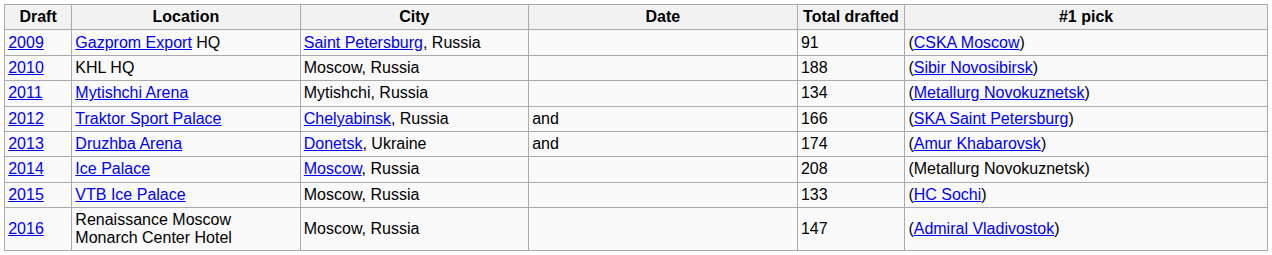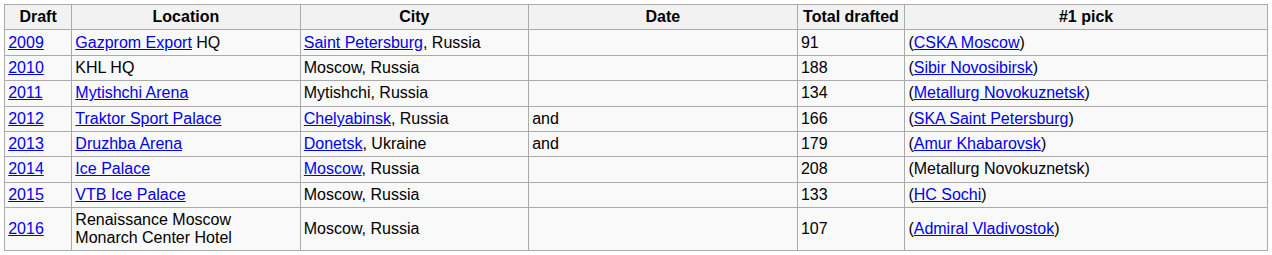(814, 144) 174 -> (814, 144) 179
(814, 229) 147 -> (814, 229) 107
